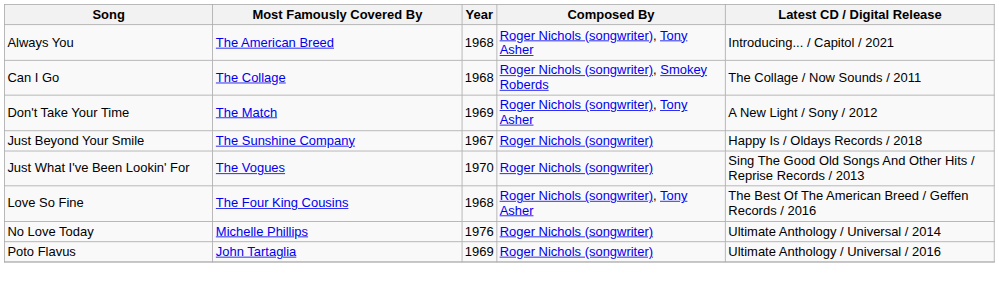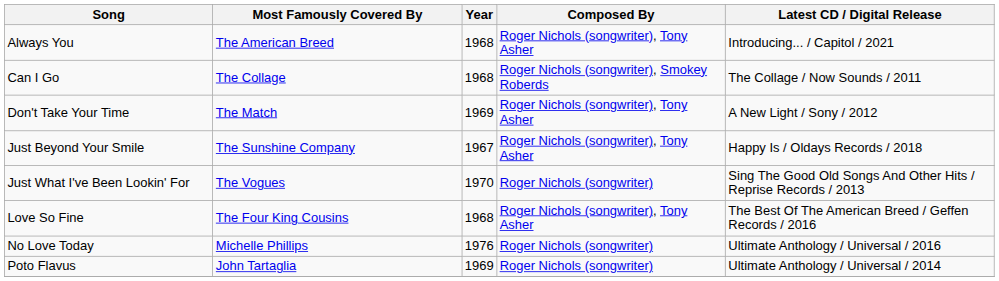(576, 140) Roger Nichols (songwriter) -> (594, 148) Roger Nichols (songwriter), Tony Asher
(835, 231) Ultimate Anthology / Universal / 2014 -> (835, 246) Ultimate Anthology / Universal / 2016
(835, 252) Ultimate Anthology / Universal / 2016 -> (835, 266) Ultimate Anthology / Universal / 2014
